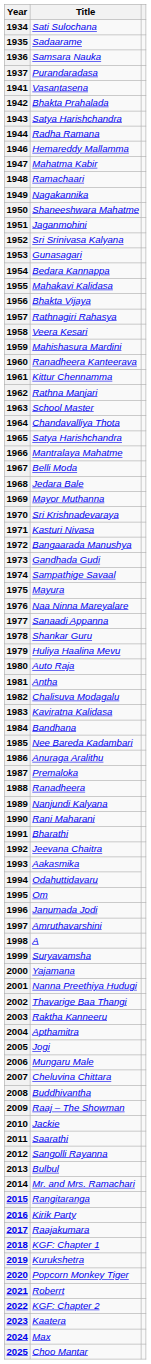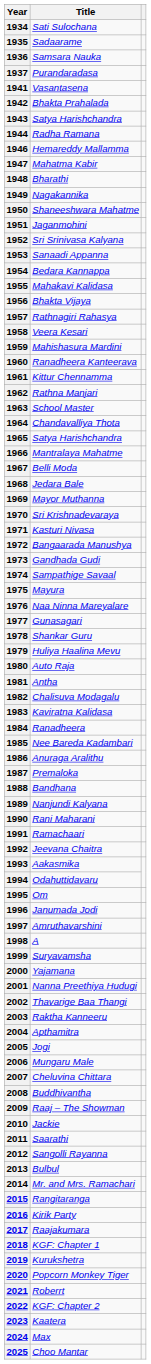(58, 179) Ramachaari -> (50, 179) Bharathi
(57, 255) Gunasagari -> (70, 255) Sanaadi Appanna
(70, 621) Sanaadi Appanna -> (57, 621) Gunasagari
(54, 727) Bandhana -> (59, 727) Ranadheera
(59, 788) Ranadheera -> (54, 788) Bandhana
(50, 834) Bharathi -> (58, 834) Ramachaari
